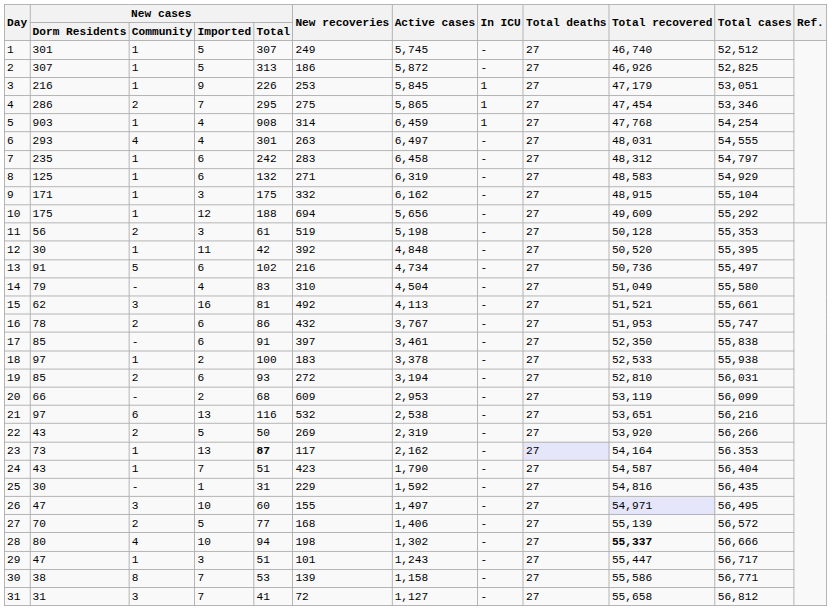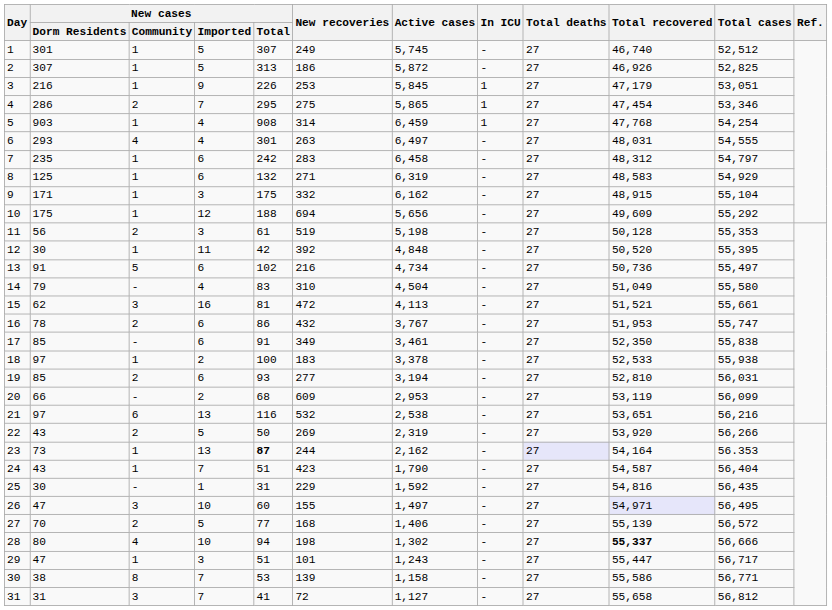(305, 305) 492 -> (305, 305) 472
(305, 342) 397 -> (305, 342) 349
(305, 378) 272 -> (305, 378) 277
(305, 451) 117 -> (305, 451) 244
